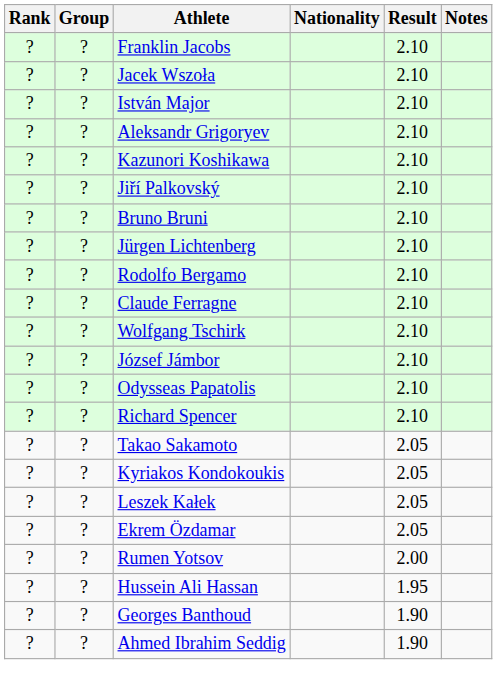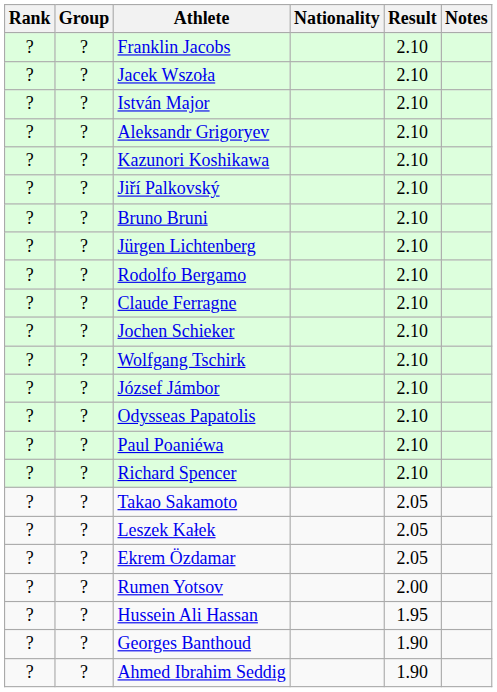+ row: (176, 331)
+ row: (171, 445)
- row: (201, 473)
